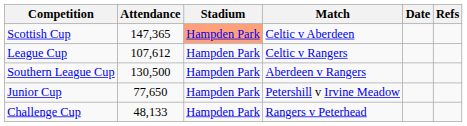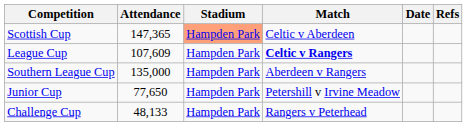(150, 53) 107,612 -> (150, 53) 107,609
(307, 53) normal -> (309, 53) bold
(150, 72) 130,500 -> (150, 72) 135,000
